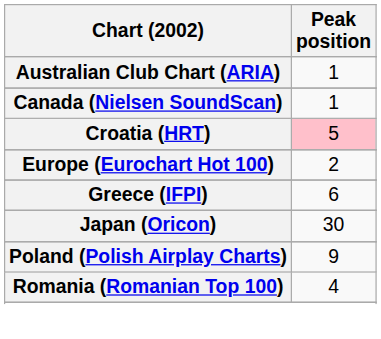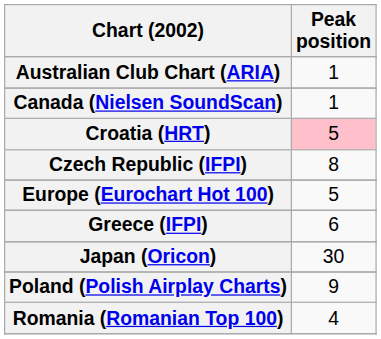+ row: (148, 164)
(334, 164) 2 -> (334, 195) 5
